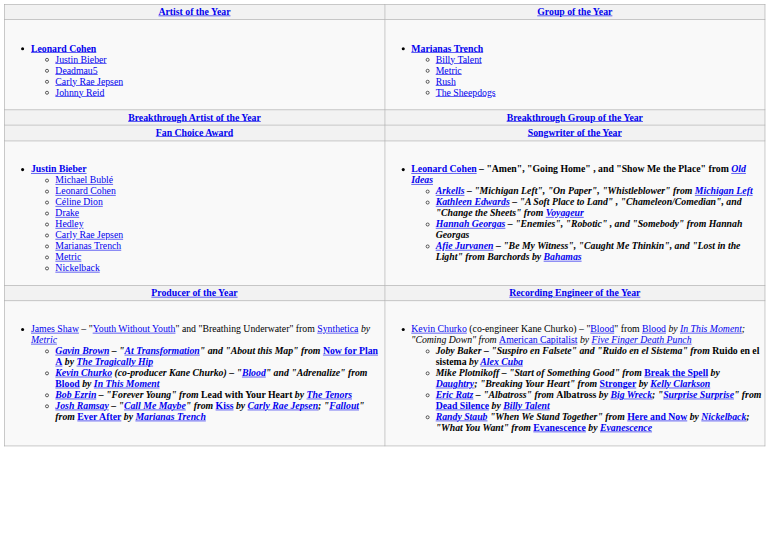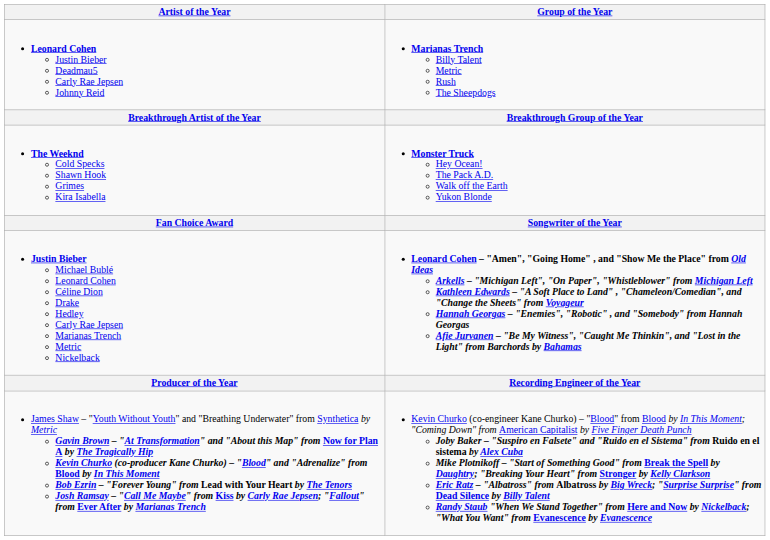+ row: (194, 176)
